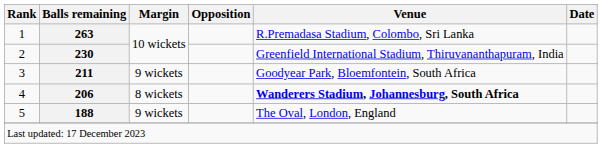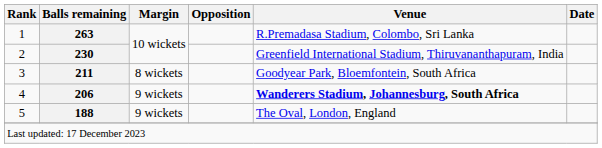(159, 73) 9 wickets -> (159, 73) 8 wickets
(159, 93) 8 wickets -> (159, 93) 9 wickets
